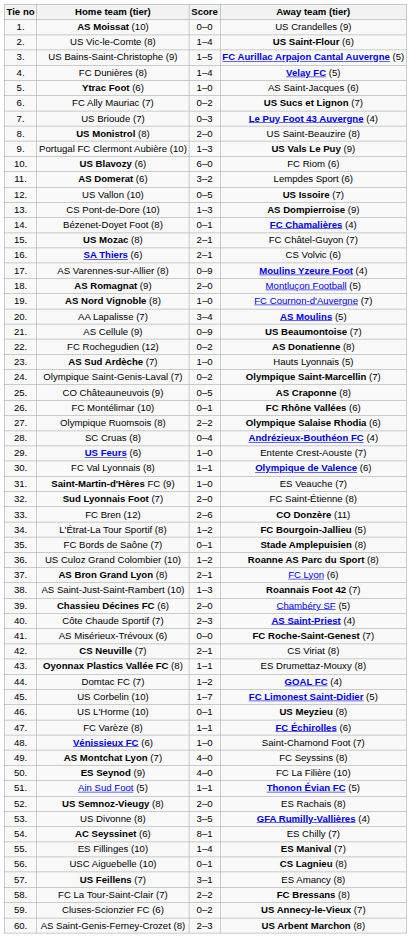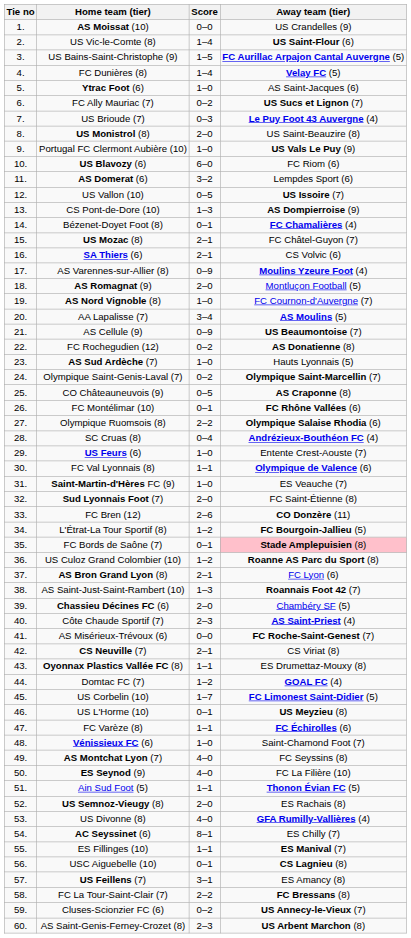(205, 149) 1–3 -> (205, 149) 1–0
(313, 544) no background -> (313, 544) pink background
(205, 819) 3–5 -> (205, 819) 4–0
(205, 849) 1–4 -> (205, 849) 1–1
